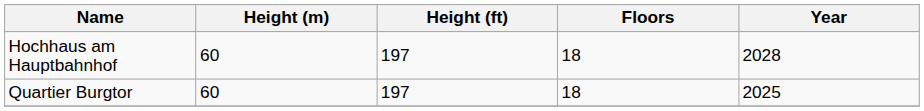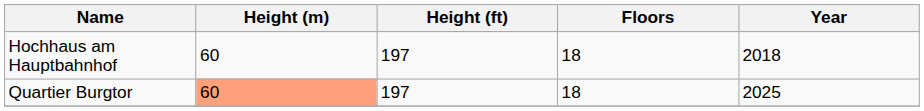(762, 55) 2028 -> (762, 55) 2018
(210, 92) no background -> (210, 92) lightsalmon background
